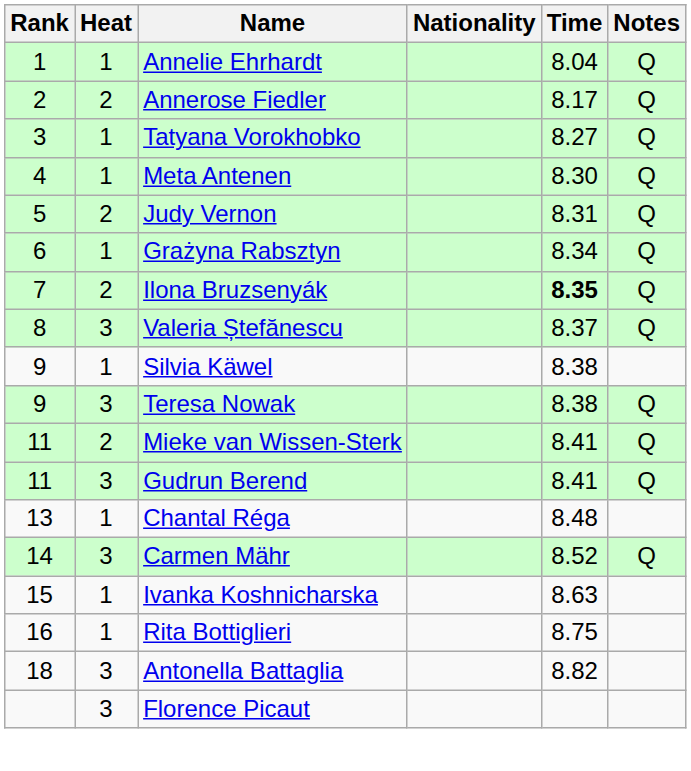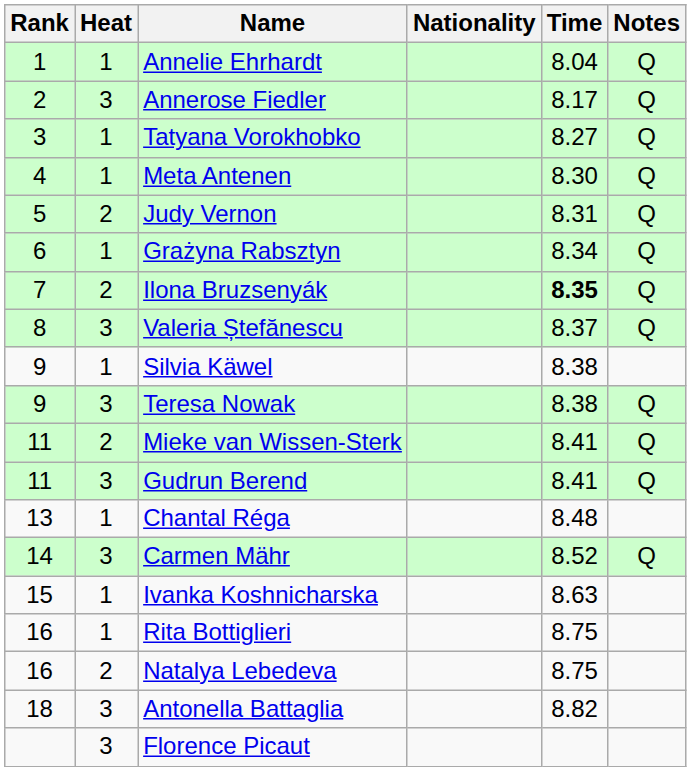(106, 99) 2 -> (106, 99) 3
+ row: (240, 670)
